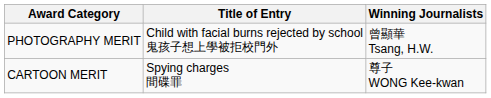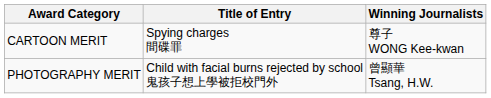rows swapped: (57, 75) <-> (74, 40)
